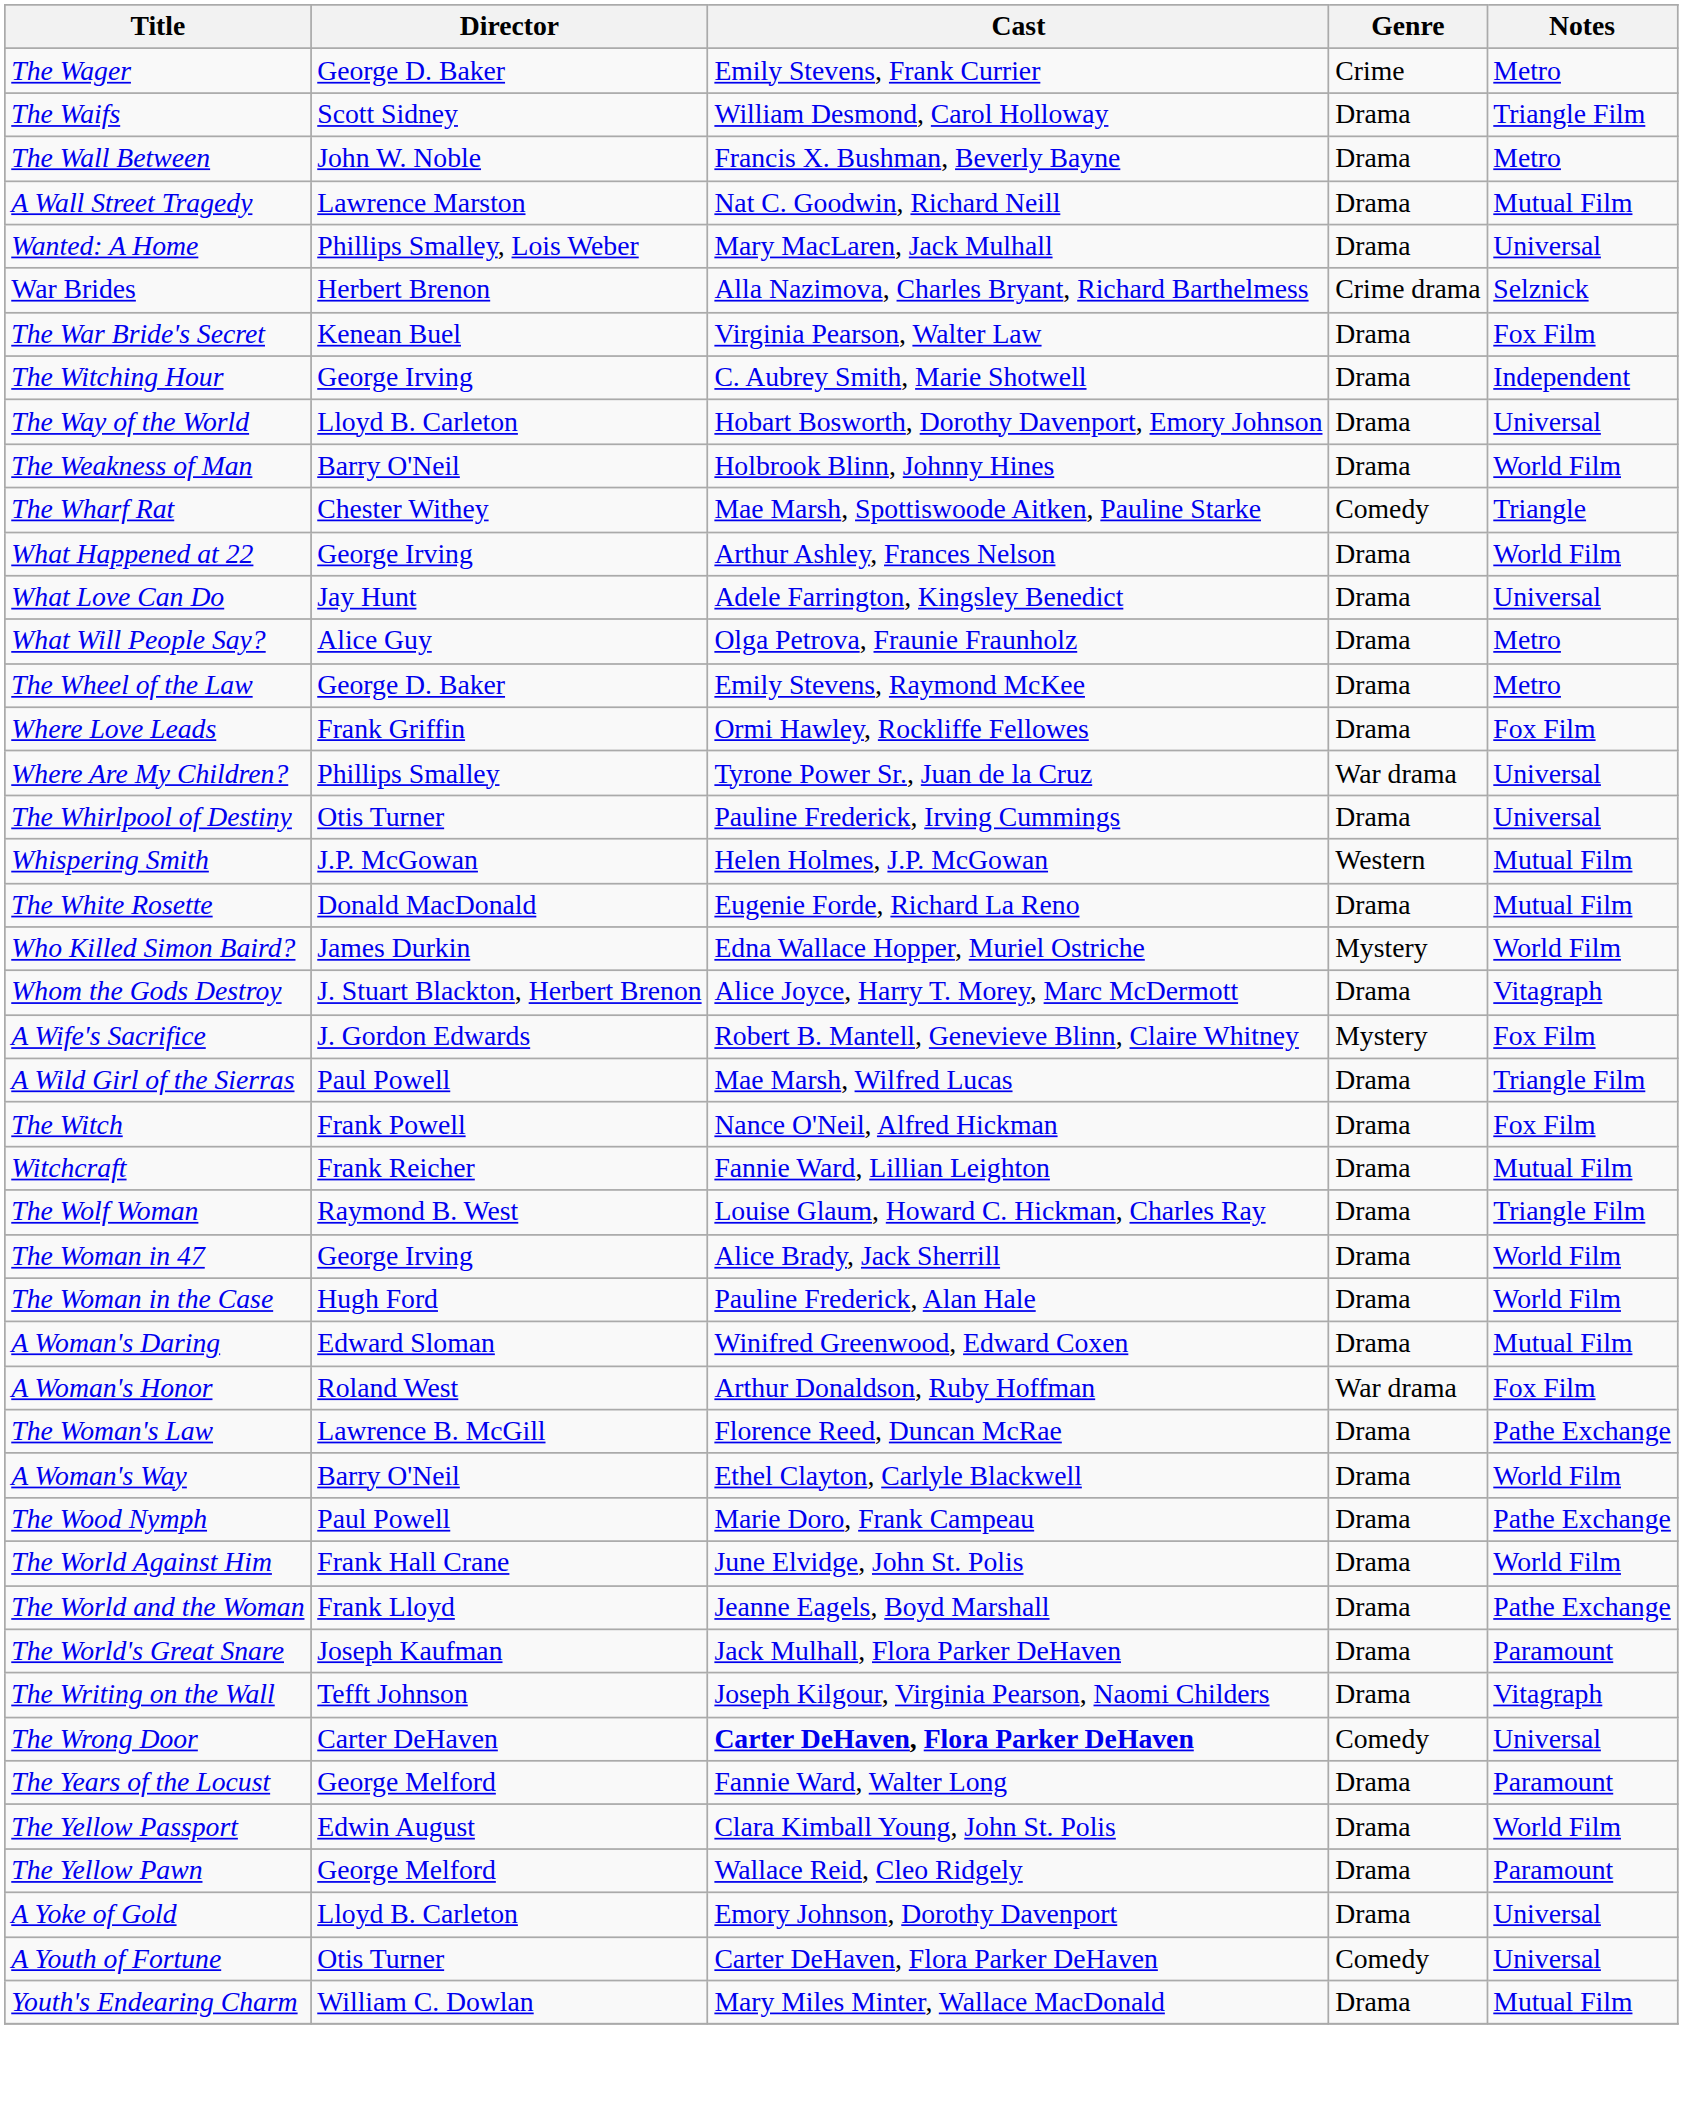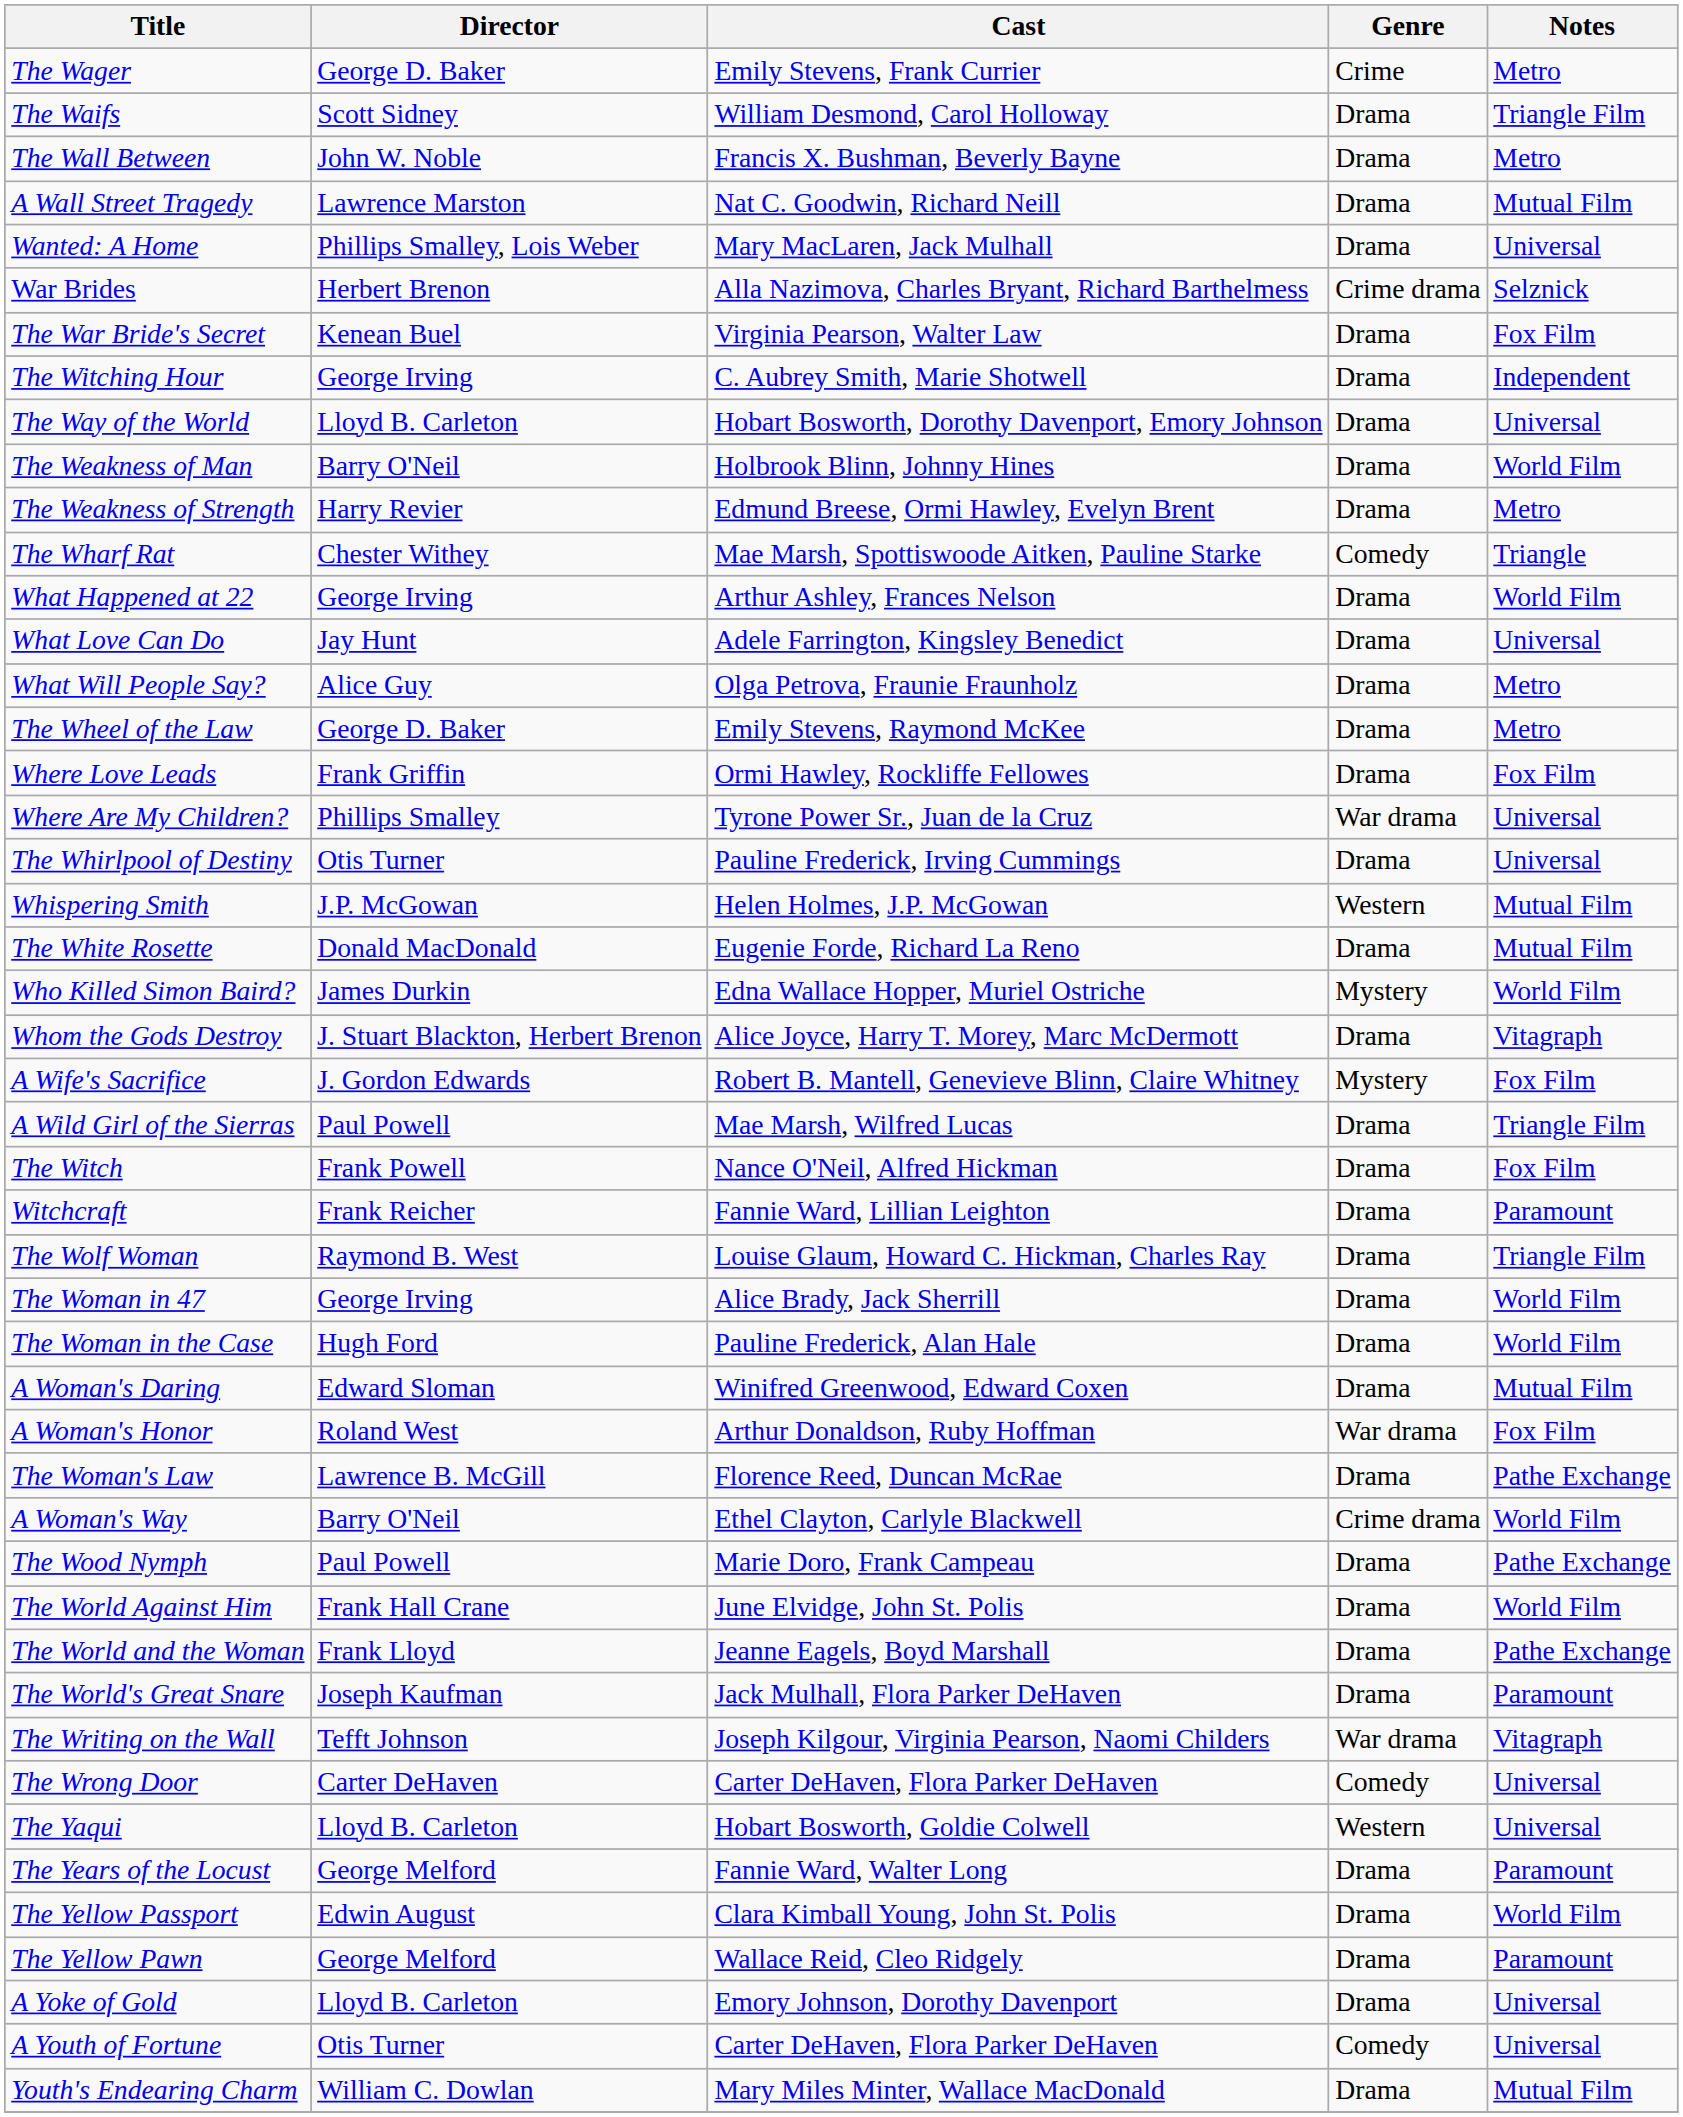+ row: (153, 509)
(1563, 1167) Mutual Film -> (1553, 1211) Paramount
(1373, 1475) Drama -> (1408, 1519) Crime drama
(1373, 1694) Drama -> (1396, 1738) War drama
(954, 1738) bold -> (936, 1782) normal
+ row: (66, 1826)
